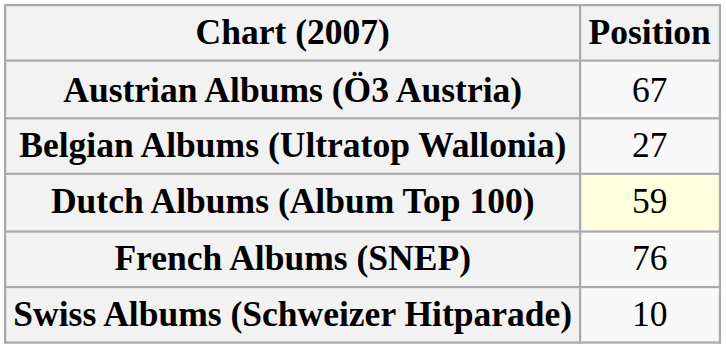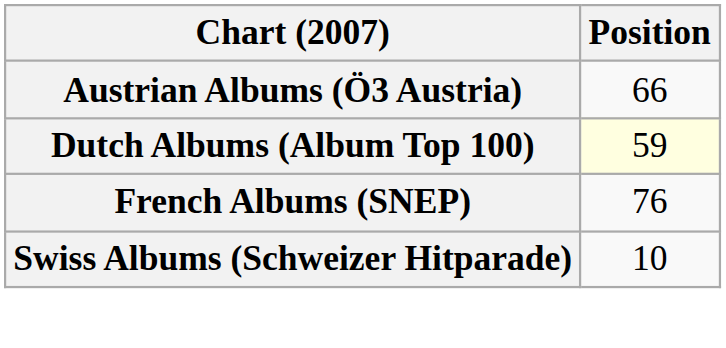(650, 88) 67 -> (650, 88) 66
- row: (293, 145)
